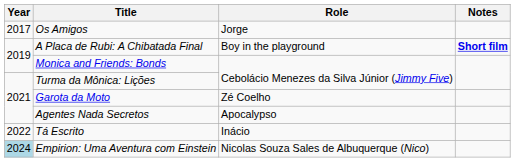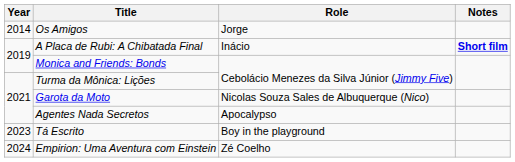(19, 30) 2017 -> (19, 30) 2014
(273, 47) Boy in the playground -> (235, 47) Inácio
(246, 98) Zé Coelho -> (325, 98) Nicolas Souza Sales de Albuquerque (Nico)
(19, 132) 2022 -> (19, 132) 2023
(235, 132) Inácio -> (273, 132) Boy in the playground
(19, 149) lightblue background -> (19, 149) no background
(325, 149) Nicolas Souza Sales de Albuquerque (Nico) -> (246, 149) Zé Coelho
